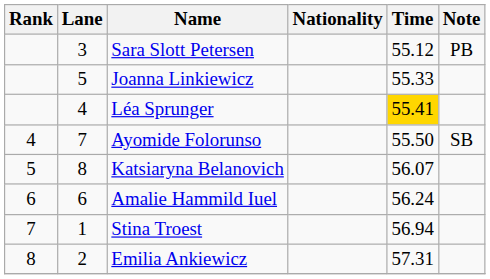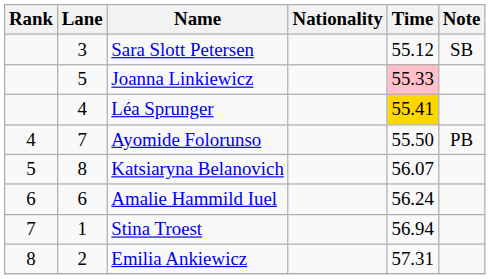(461, 49) PB -> (461, 49) SB
(413, 79) no background -> (413, 79) pink background
(461, 139) SB -> (461, 139) PB
